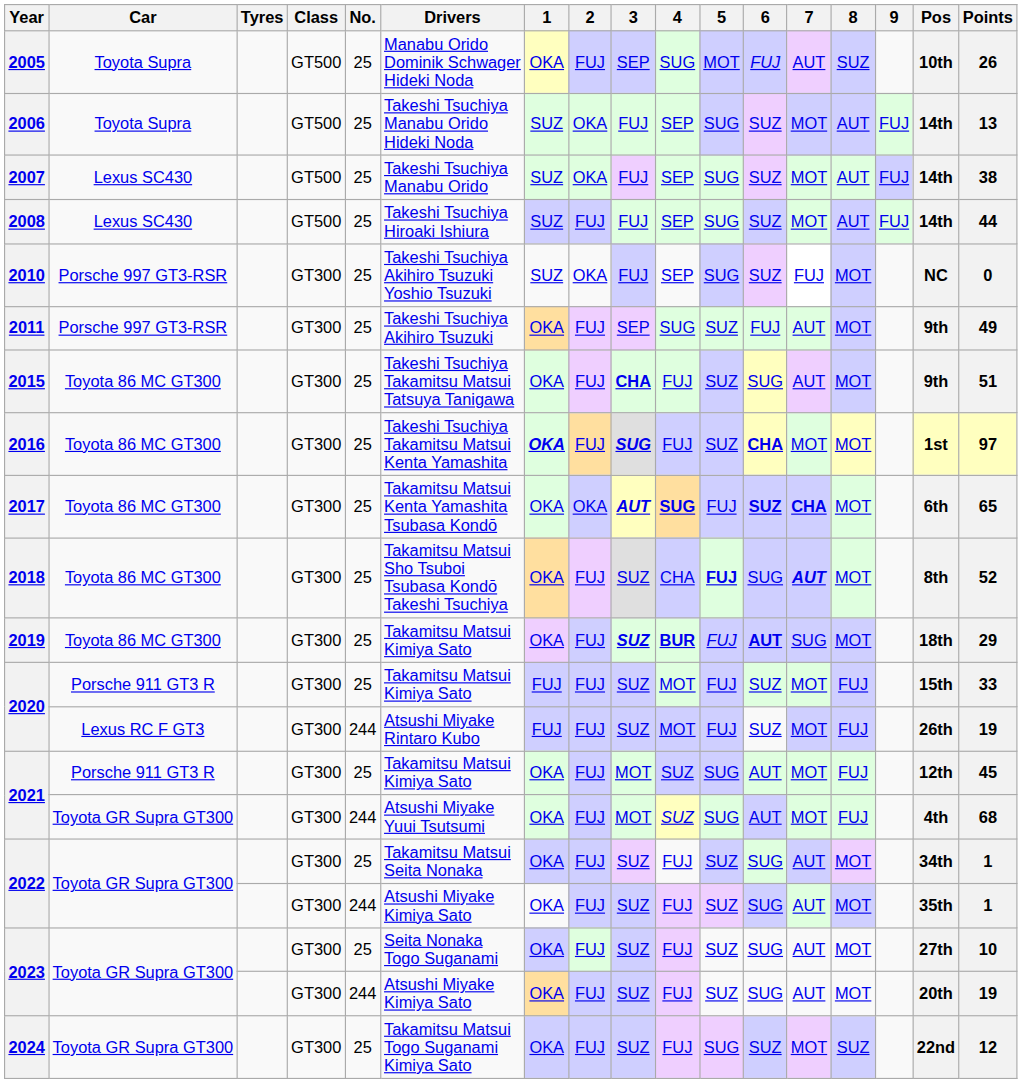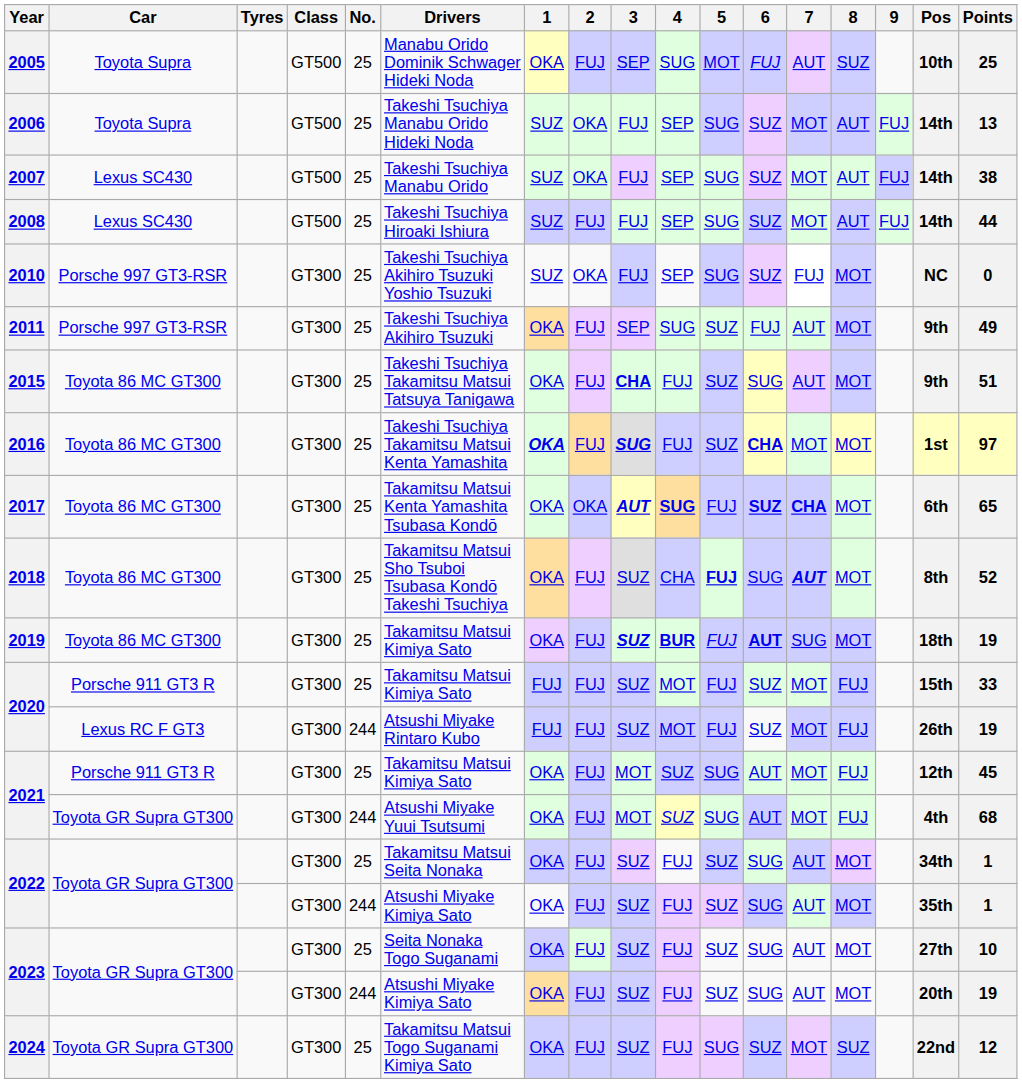(988, 62) 26 -> (988, 62) 25
(988, 641) 29 -> (988, 641) 19
